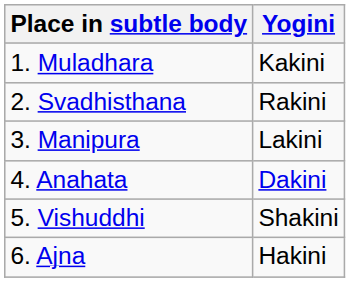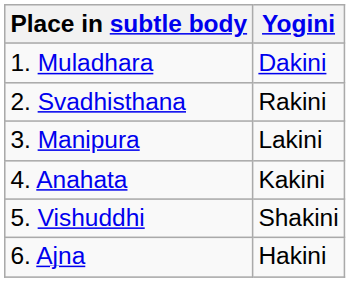(292, 62) Kakini -> (292, 62) Dakini
(292, 179) Dakini -> (292, 179) Kakini
